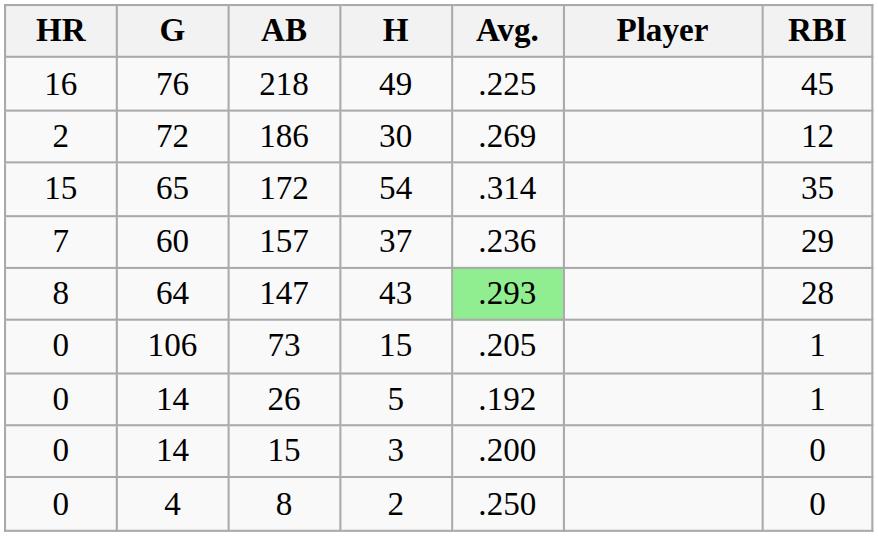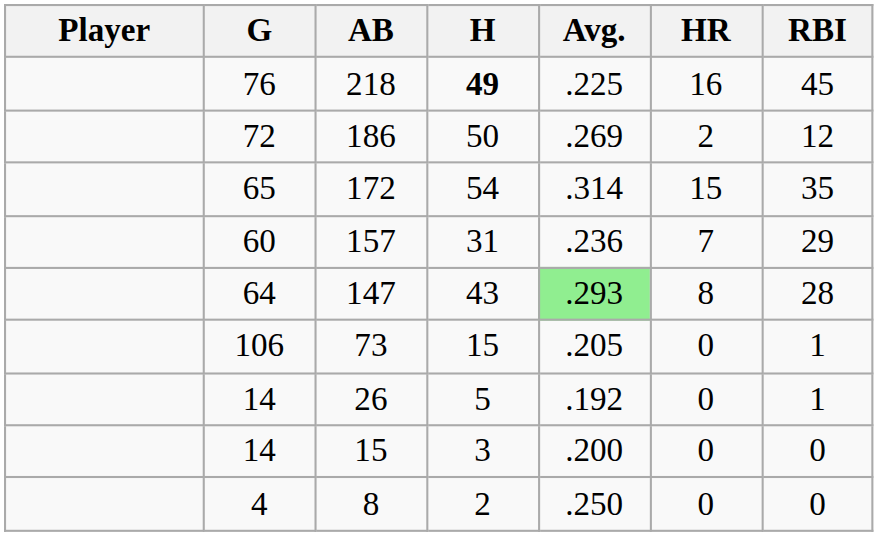columns swapped: (662, 30) <-> (61, 30)
(396, 83) normal -> (483, 83) bold
(396, 135) 30 -> (483, 135) 50
(396, 240) 37 -> (483, 240) 31
